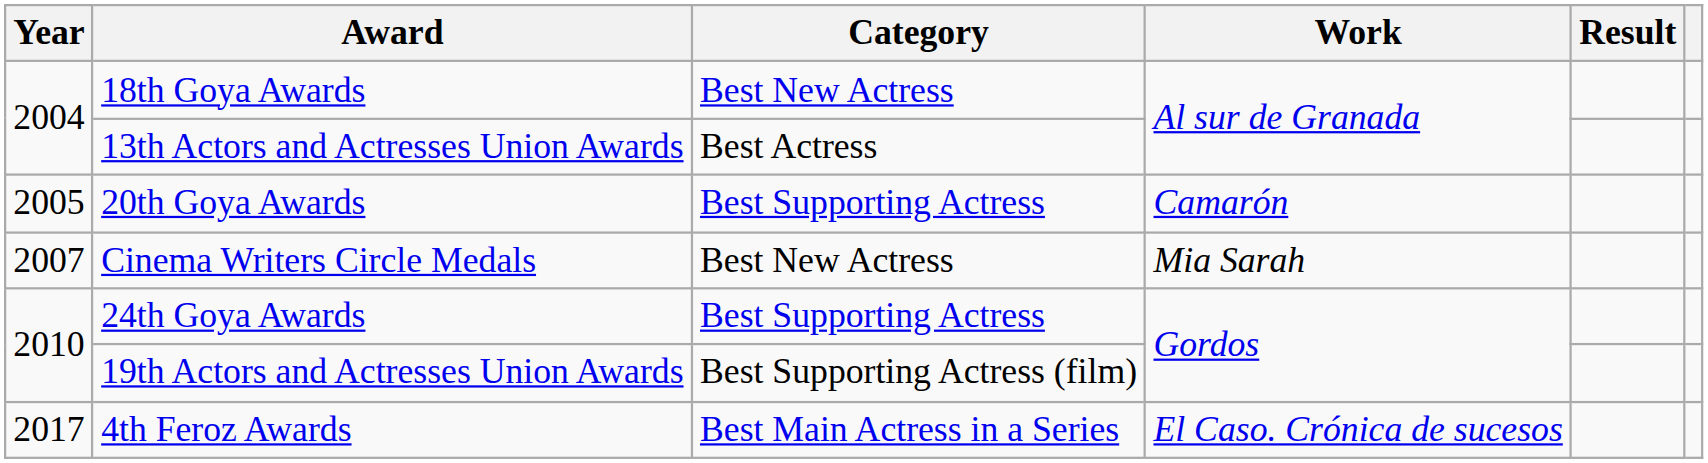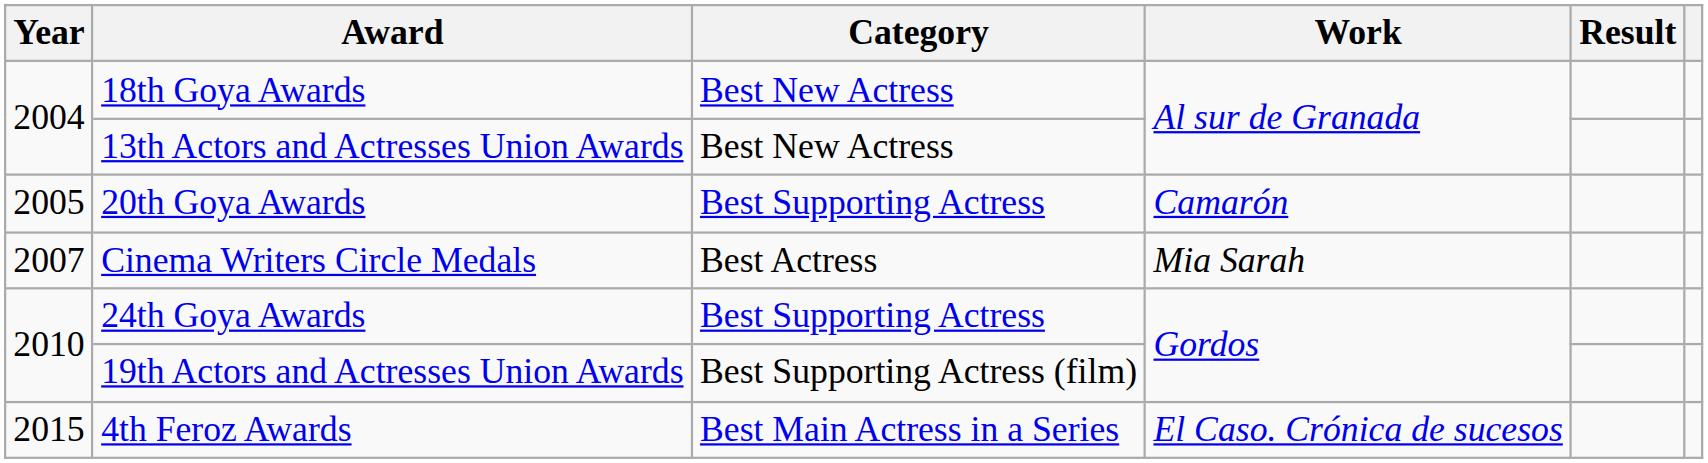(789, 145) Best Actress -> (827, 145) Best New Actress
(827, 259) Best New Actress -> (789, 259) Best Actress
(49, 428) 2017 -> (49, 428) 2015
